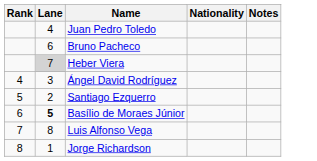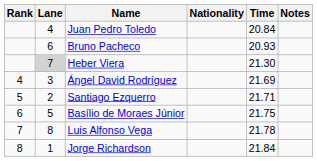+ column: (262, 13)
(50, 114) bold -> (50, 114) normal
